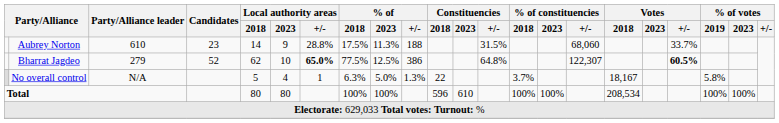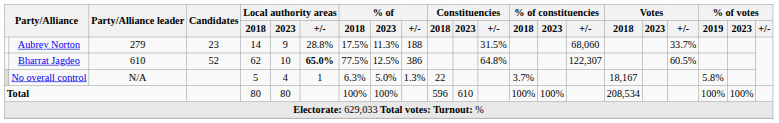(138, 45) 610 -> (138, 45) 279
(138, 61) 279 -> (138, 61) 610
(684, 61) bold -> (683, 61) normal
